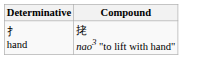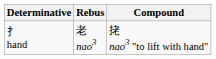+ column: (90, 12)
